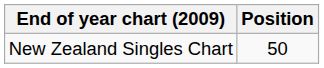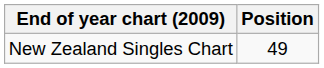(278, 48) 50 -> (278, 48) 49
